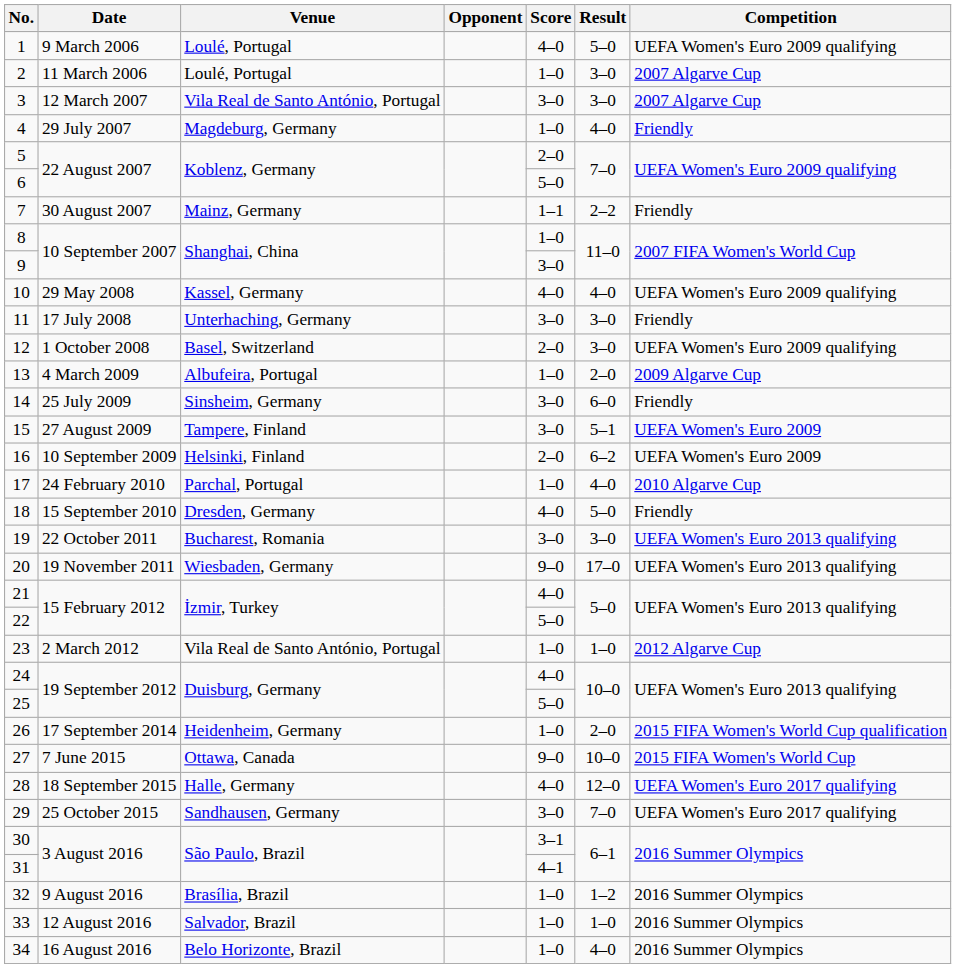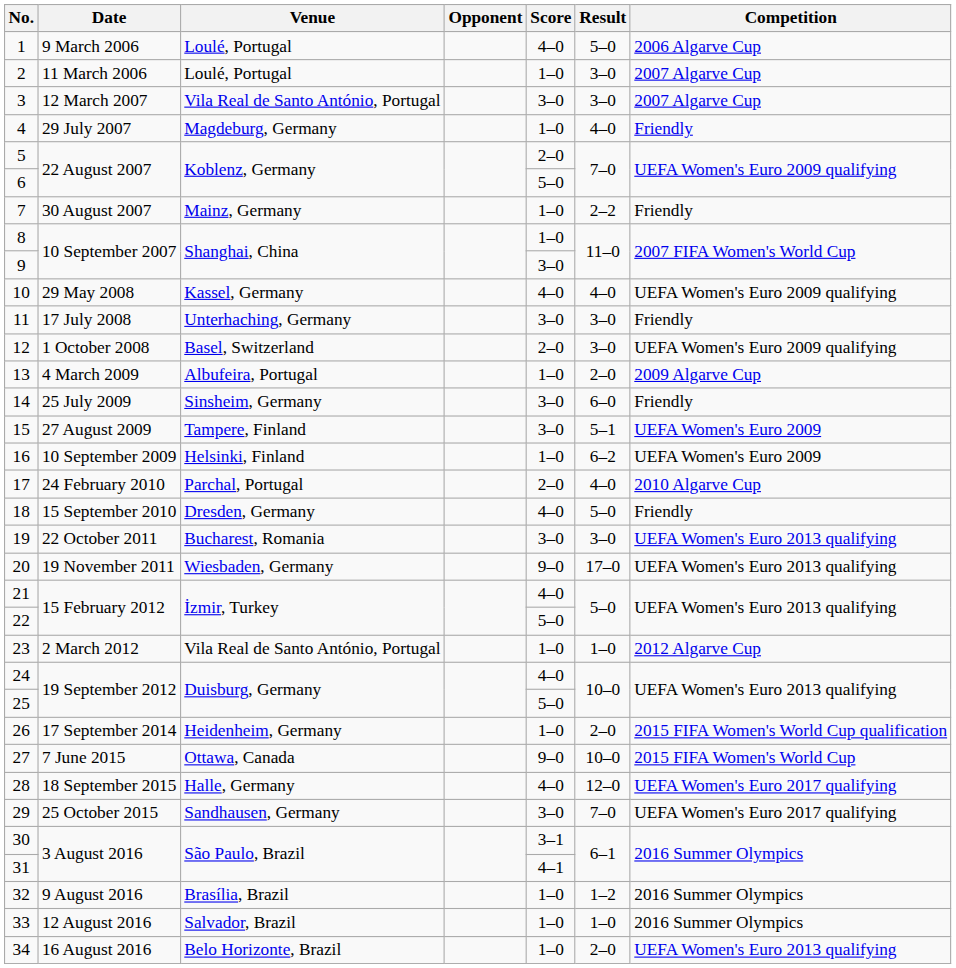(765, 45) UEFA Women's Euro 2009 qualifying -> (698, 45) 2006 Algarve Cup
(551, 210) 1–1 -> (551, 210) 1–0
(551, 456) 2–0 -> (551, 456) 1–0
(551, 484) 1–0 -> (551, 484) 2–0
(603, 949) 4–0 -> (603, 949) 2–0
(719, 949) 2016 Summer Olympics -> (765, 949) UEFA Women's Euro 2013 qualifying
